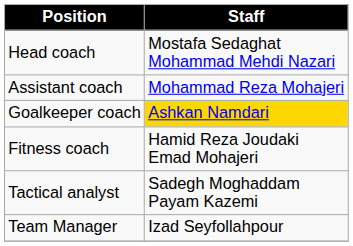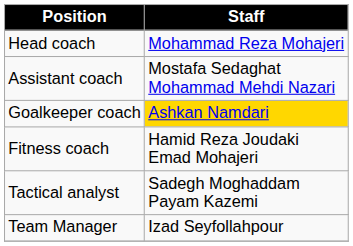(242, 52) Mostafa Sedaghat Mohammad Mehdi Nazari -> (246, 43) Mohammad Reza Mohajeri
(246, 87) Mohammad Reza Mohajeri -> (242, 78) Mostafa Sedaghat Mohammad Mehdi Nazari
